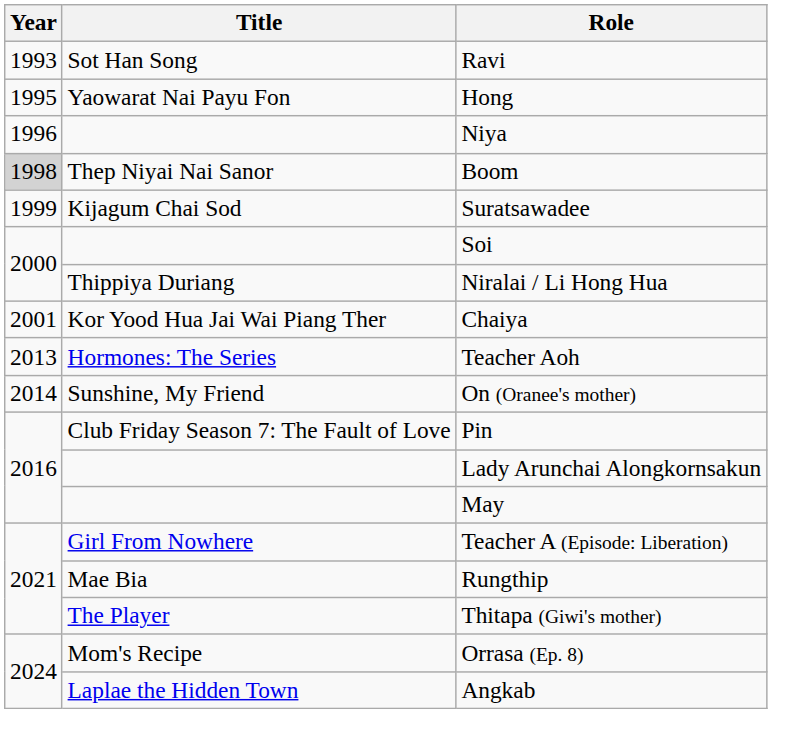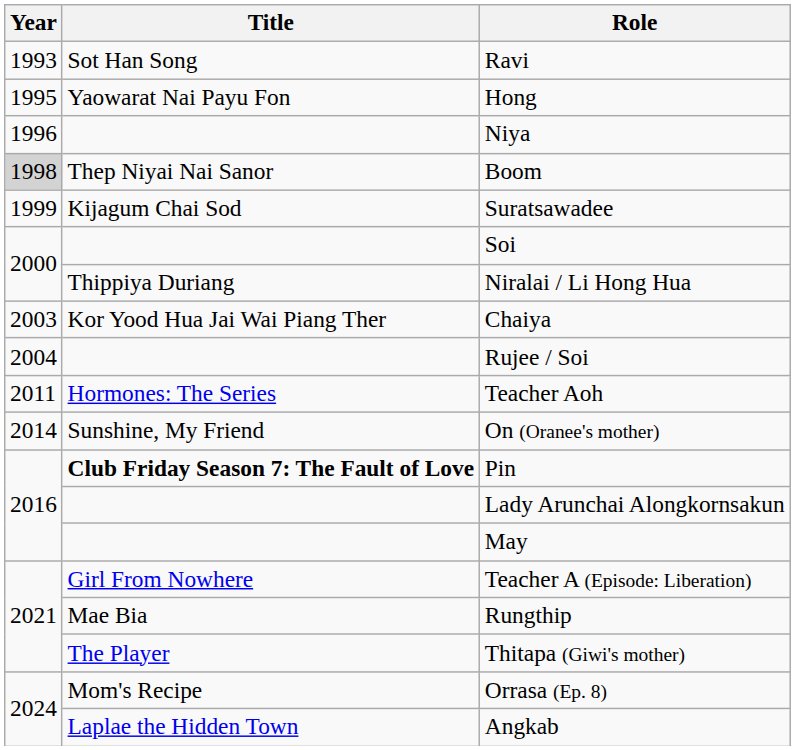(33, 319) 2001 -> (33, 319) 2003
+ row: (537, 356)
(33, 356) 2013 -> (33, 393) 2011
(259, 430) normal -> (271, 467) bold
